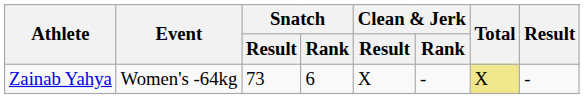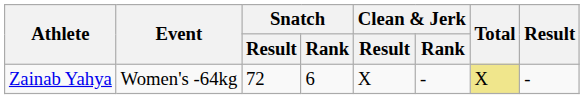(255, 78) 73 -> (255, 78) 72
